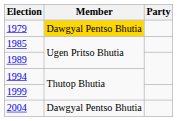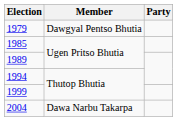(94, 28) gold background -> (94, 28) no background
(94, 108) Dawgyal Pentso Bhutia -> (89, 108) Dawa Narbu Takarpa
